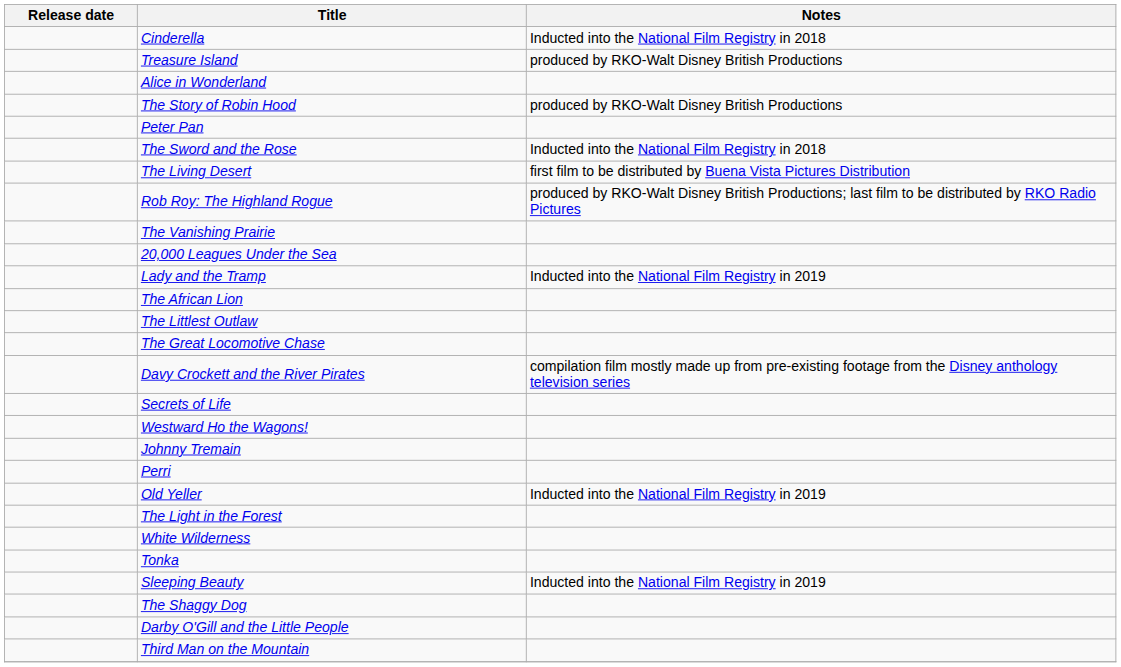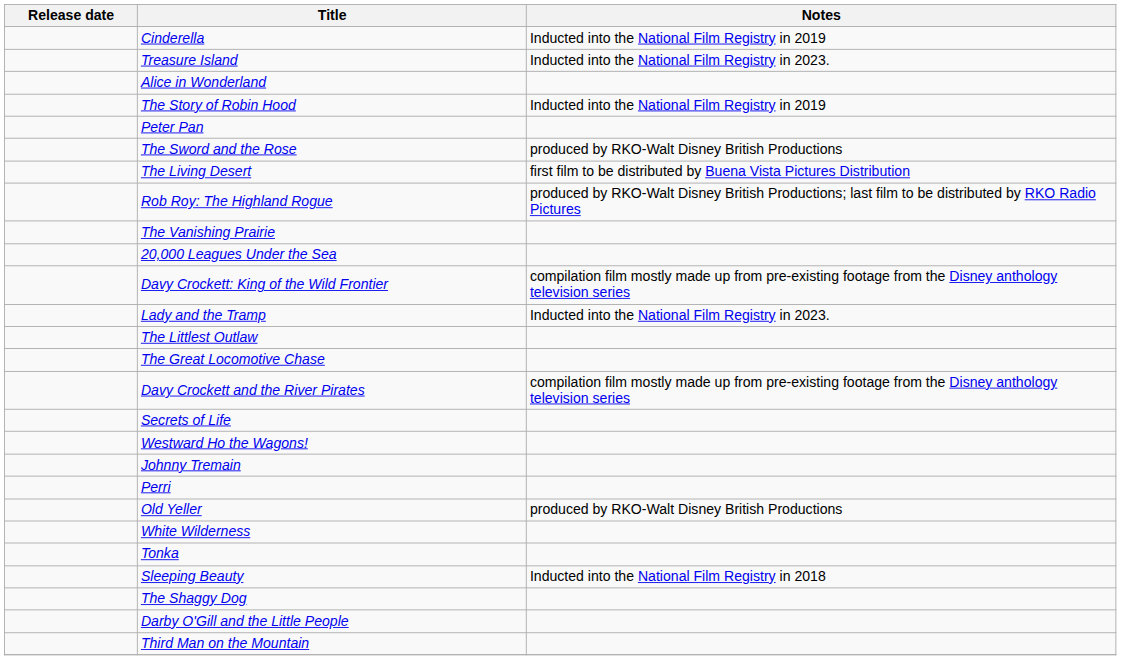(678, 37) Inducted into the National Film Registry in 2018 -> (678, 37) Inducted into the National Film Registry in 2019
(686, 60) produced by RKO-Walt Disney British Productions -> (680, 60) Inducted into the National Film Registry in 2023.
(686, 104) produced by RKO-Walt Disney British Productions -> (678, 104) Inducted into the National Film Registry in 2019
(678, 149) Inducted into the National Film Registry in 2018 -> (686, 149) produced by RKO-Walt Disney British Productions
+ row: (264, 285)
(678, 277) Inducted into the National Film Registry in 2019 -> (680, 315) Inducted into the National Film Registry in 2023.
- row: (192, 299)
(678, 493) Inducted into the National Film Registry in 2019 -> (686, 509) produced by RKO-Walt Disney British Productions
- row: (211, 516)
(678, 583) Inducted into the National Film Registry in 2019 -> (678, 576) Inducted into the National Film Registry in 2018
